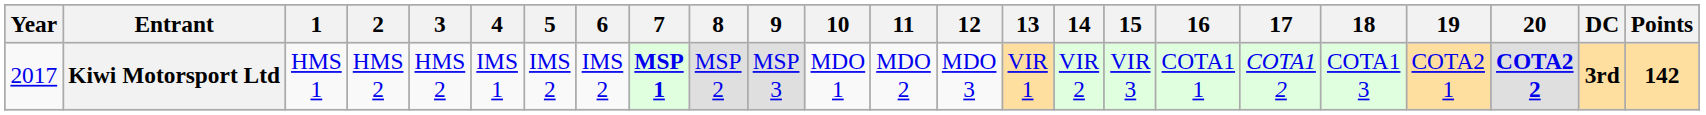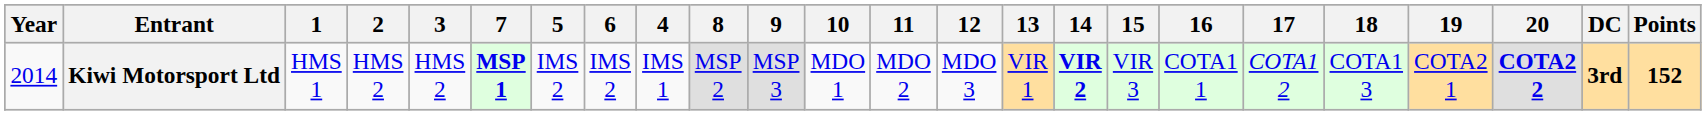columns swapped: (497, 23) <-> (659, 23)
(34, 75) 2017 -> (34, 75) 2014
(1079, 75) normal -> (1080, 75) bold
(1662, 75) 142 -> (1665, 75) 152
